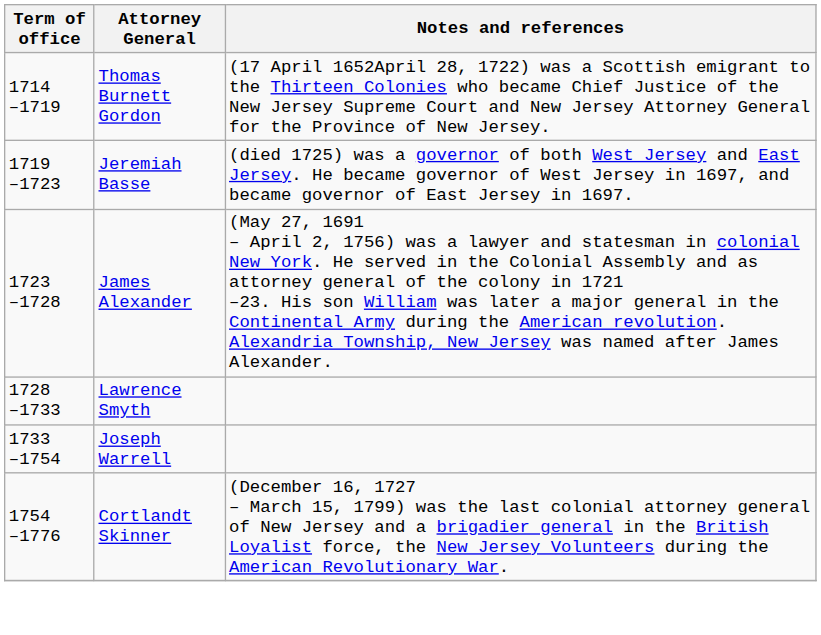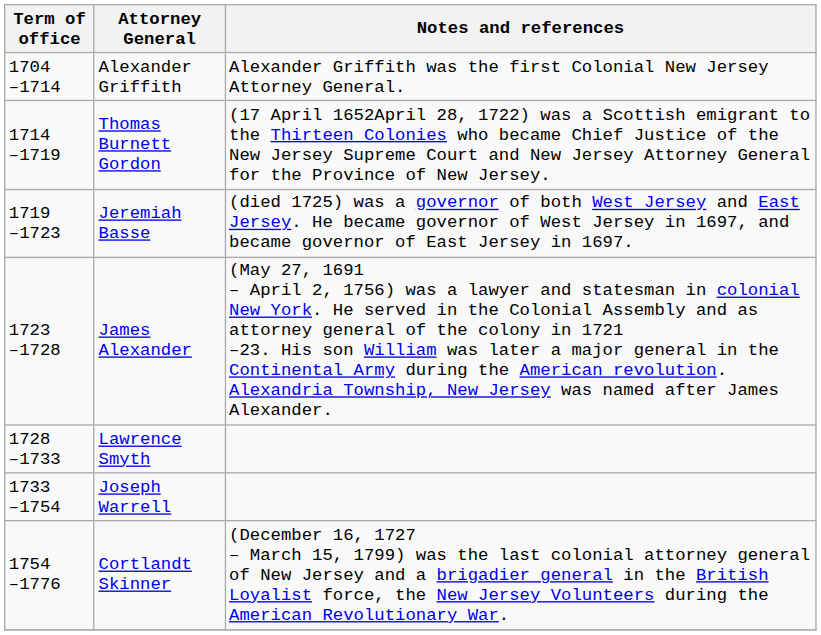+ row: (145, 77)
